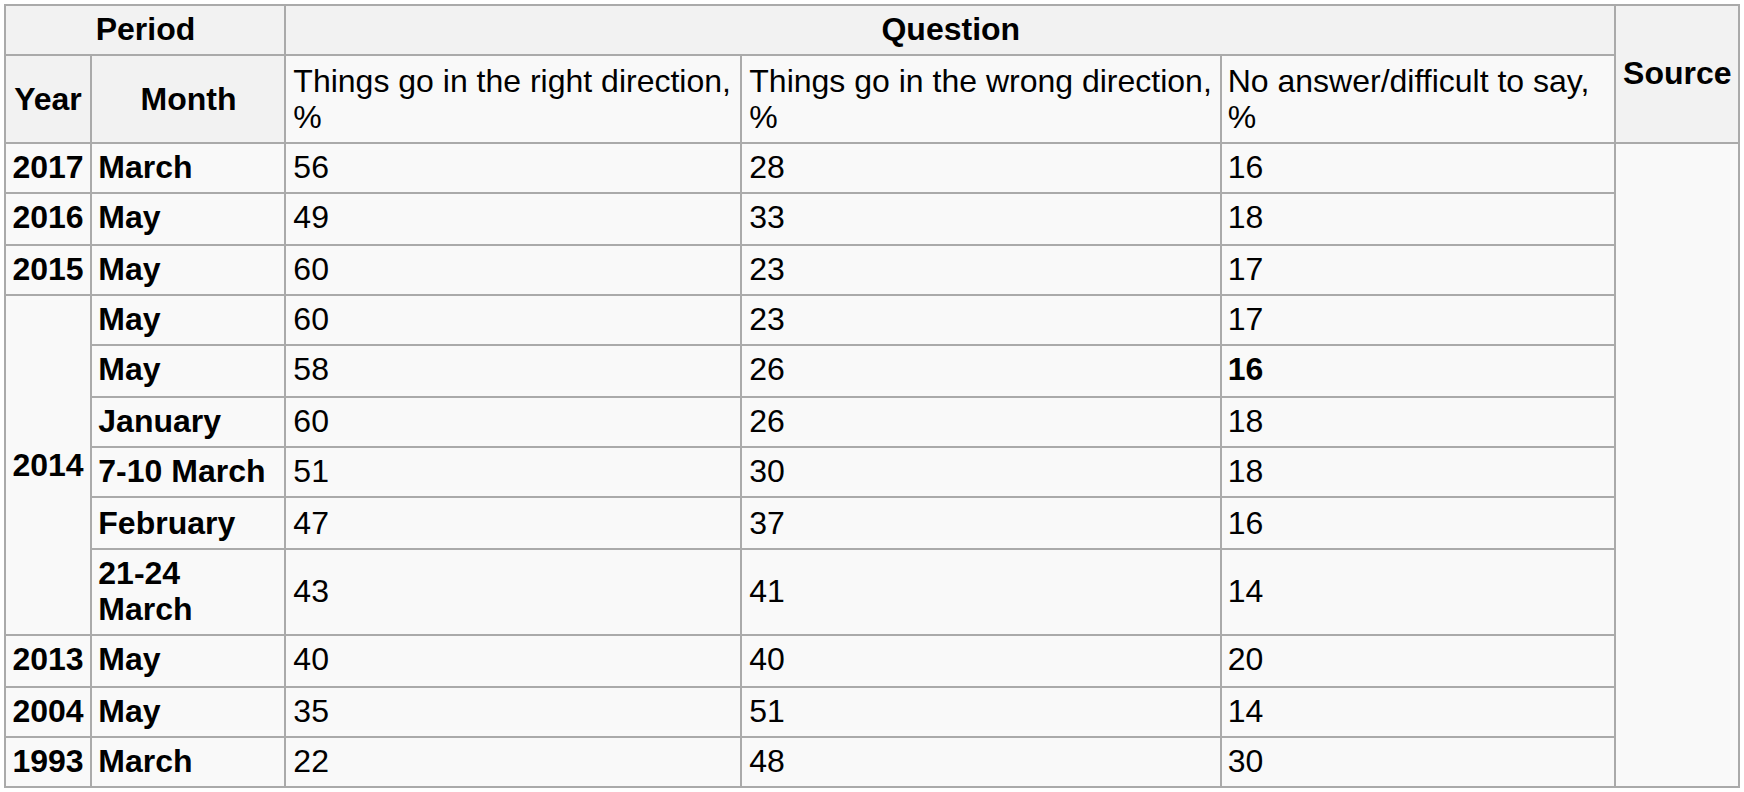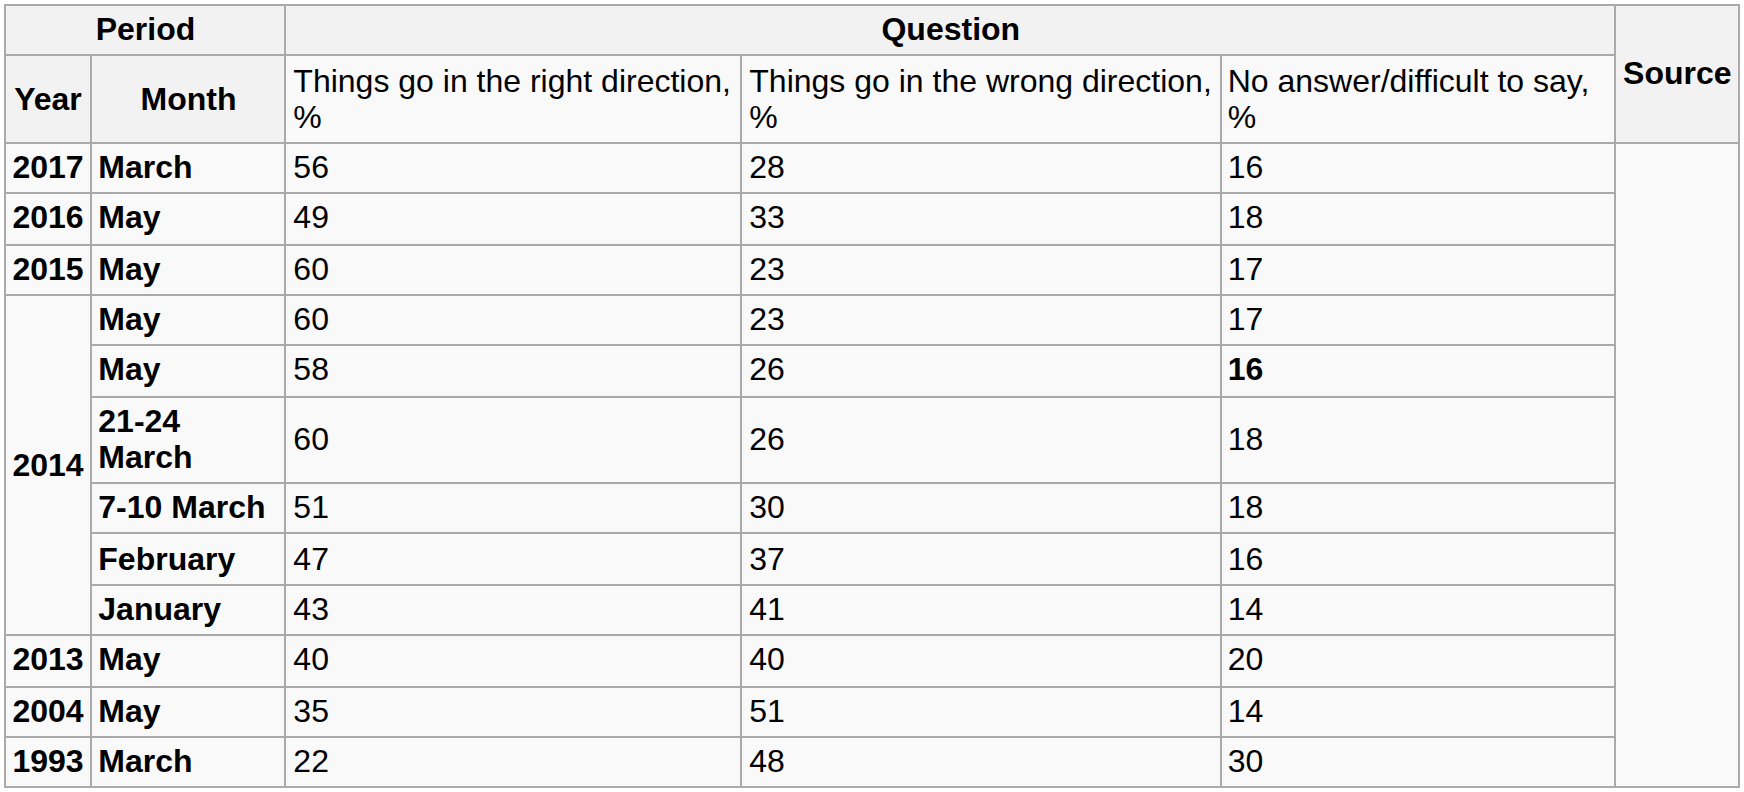(160, 421) January -> (145, 439) 21-24 March
(145, 591) 21-24 March -> (160, 609) January
